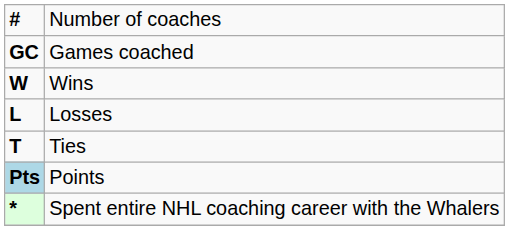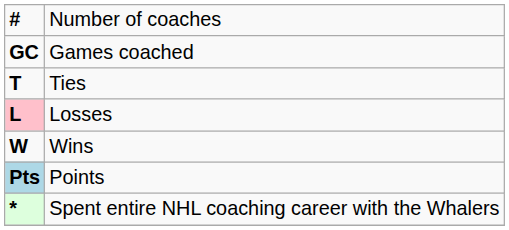rows swapped: (71, 83) <-> (68, 146)
(15, 114) no background -> (15, 114) pink background
